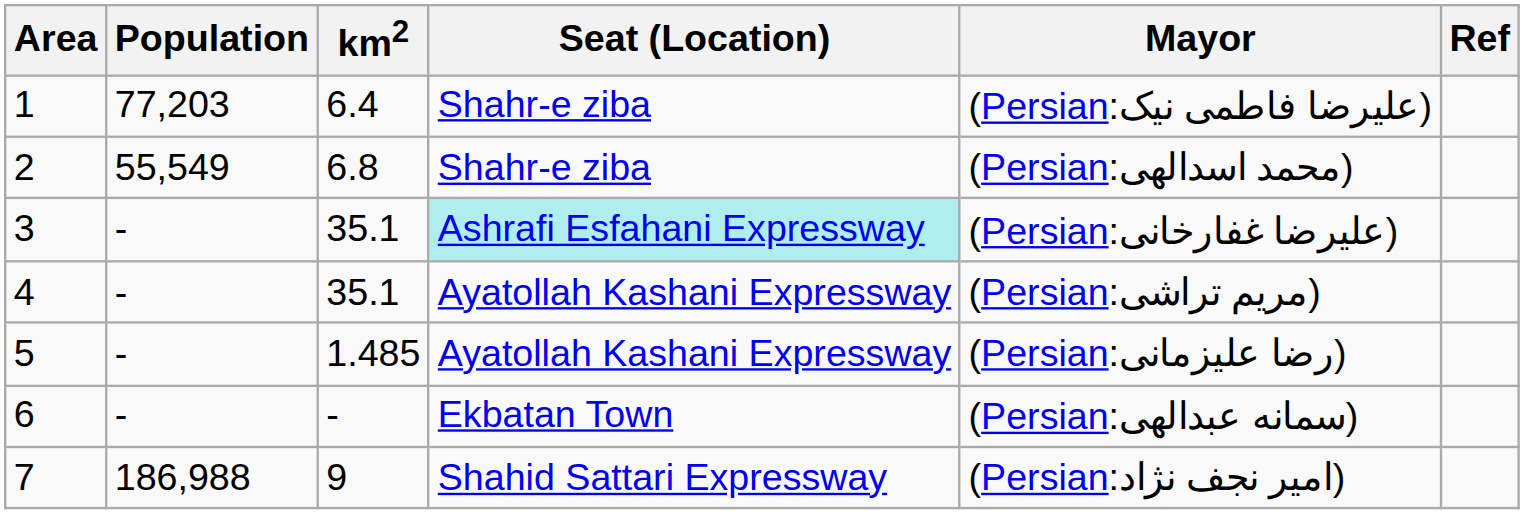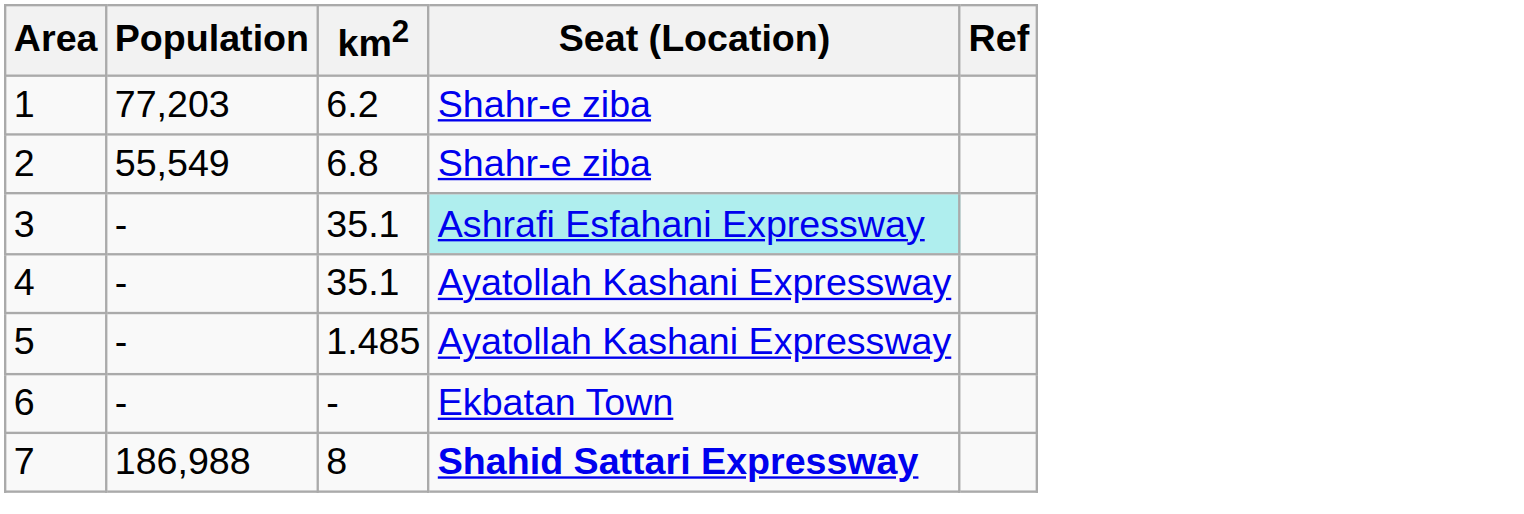- column: (1200, 39)
(352, 105) 6.4 -> (352, 104) 6.2
(337, 477) 9 -> (337, 461) 8
(662, 477) normal -> (678, 461) bold
